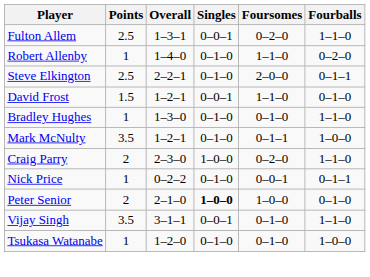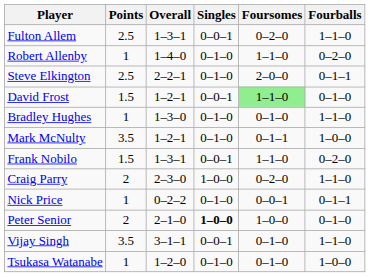(272, 96) no background -> (272, 96) lightgreen background
+ row: (42, 158)
